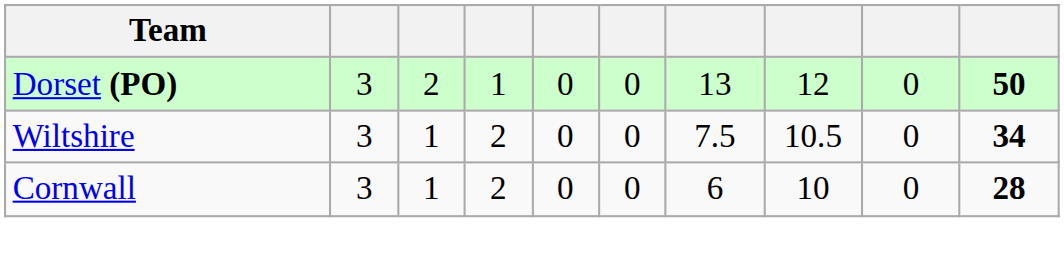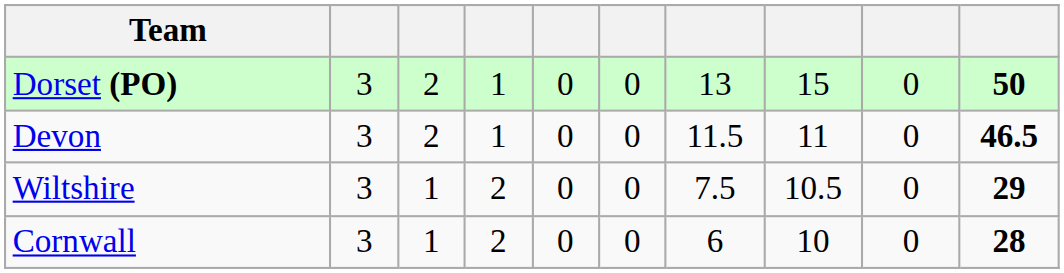(813, 83) 12 -> (813, 83) 15
+ row: (57, 135)
(1009, 135) 34 -> (1009, 188) 29
